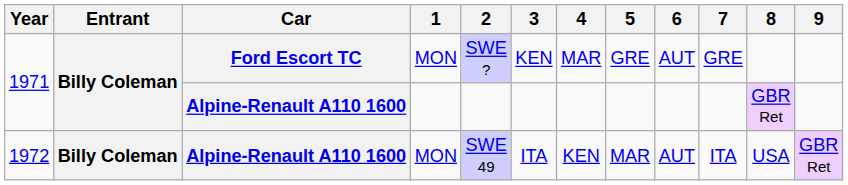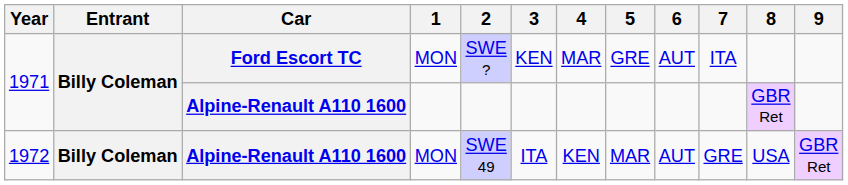(723, 58) GRE -> (723, 58) ITA
(723, 156) ITA -> (723, 156) GRE
